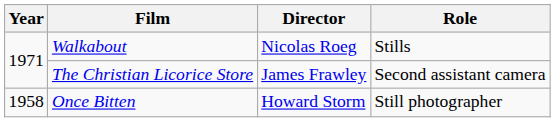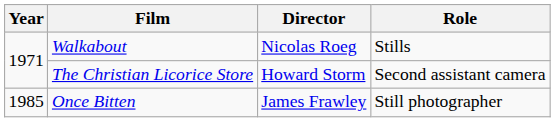(314, 74) James Frawley -> (313, 74) Howard Storm
(26, 102) 1958 -> (26, 102) 1985
(313, 102) Howard Storm -> (314, 102) James Frawley
